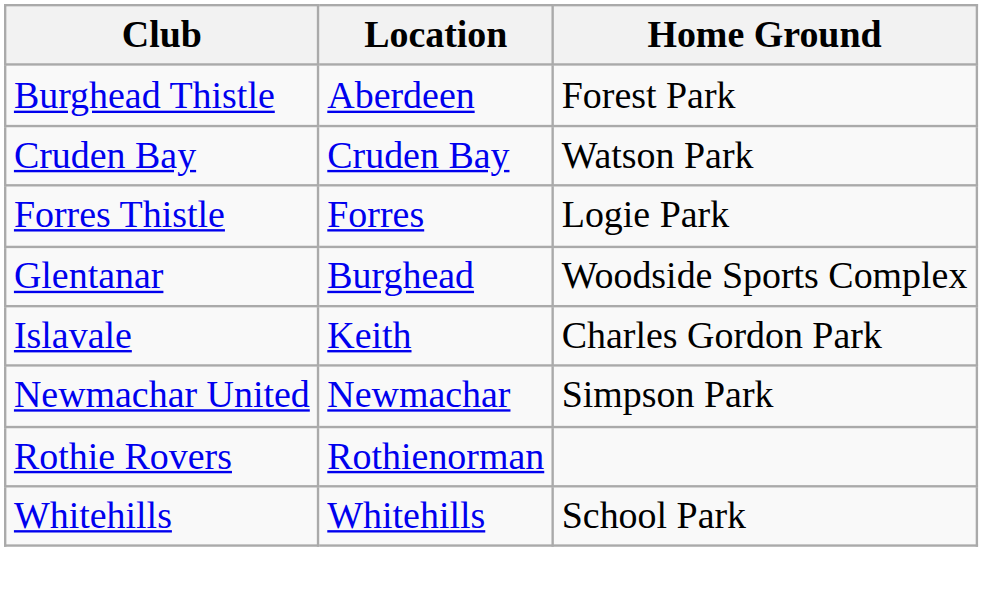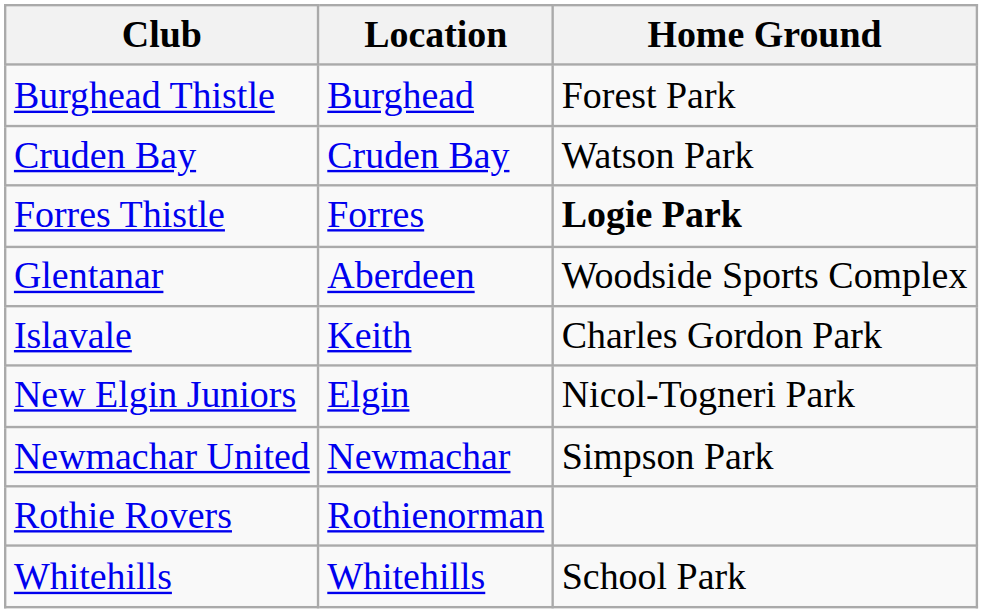(401, 94) Aberdeen -> (401, 94) Burghead
(645, 214) normal -> (652, 214) bold
(401, 275) Burghead -> (401, 275) Aberdeen
+ row: (155, 395)
